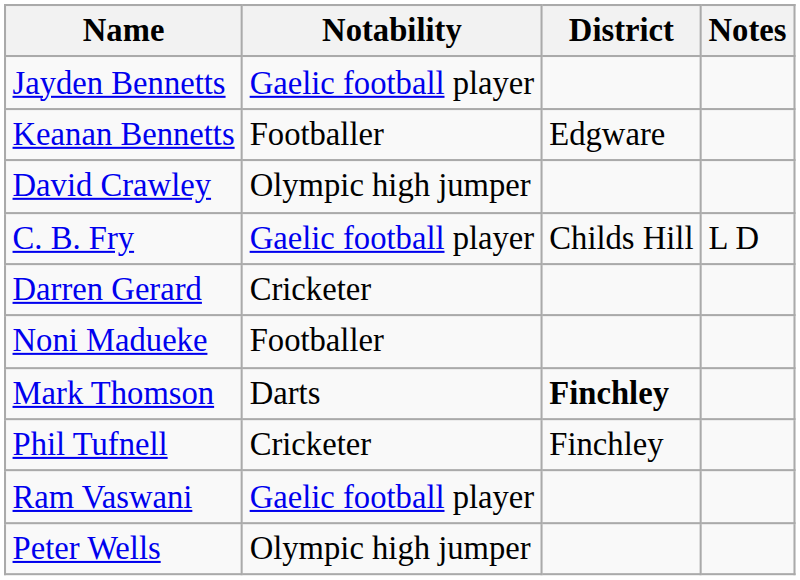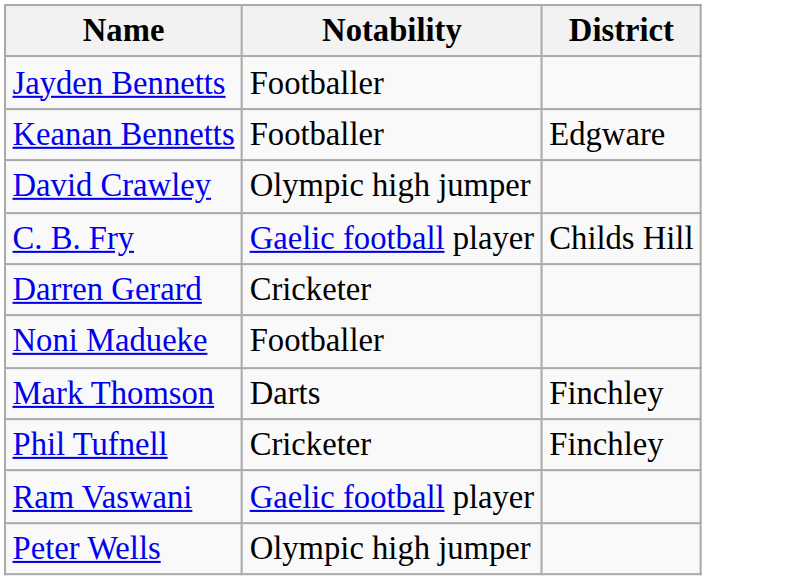- column: (748, 30)
(392, 82) Gaelic football player -> (317, 82) Footballer
(609, 392) bold -> (606, 392) normal
